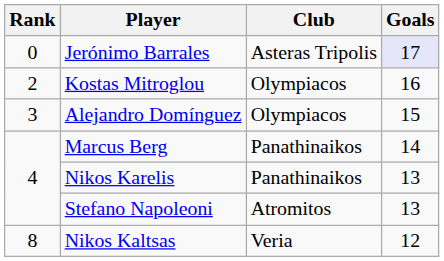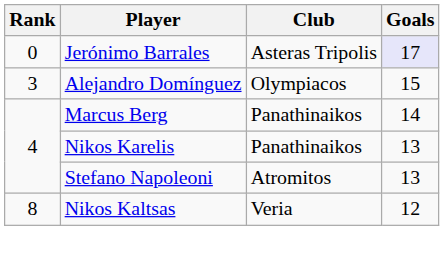- row: (134, 83)
